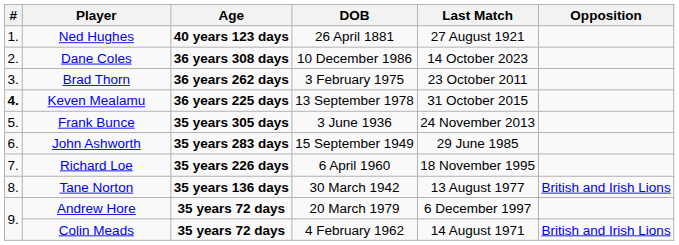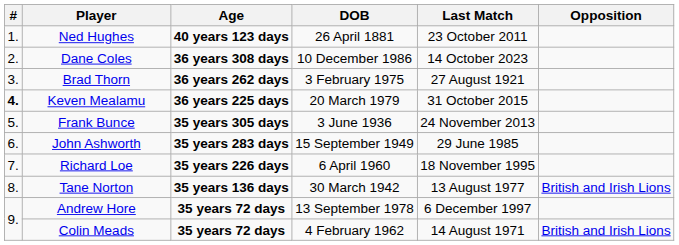(478, 37) 27 August 1921 -> (478, 37) 23 October 2011
(478, 80) 23 October 2011 -> (478, 80) 27 August 1921
(355, 101) 13 September 1978 -> (355, 101) 20 March 1979
(355, 208) 20 March 1979 -> (355, 208) 13 September 1978
